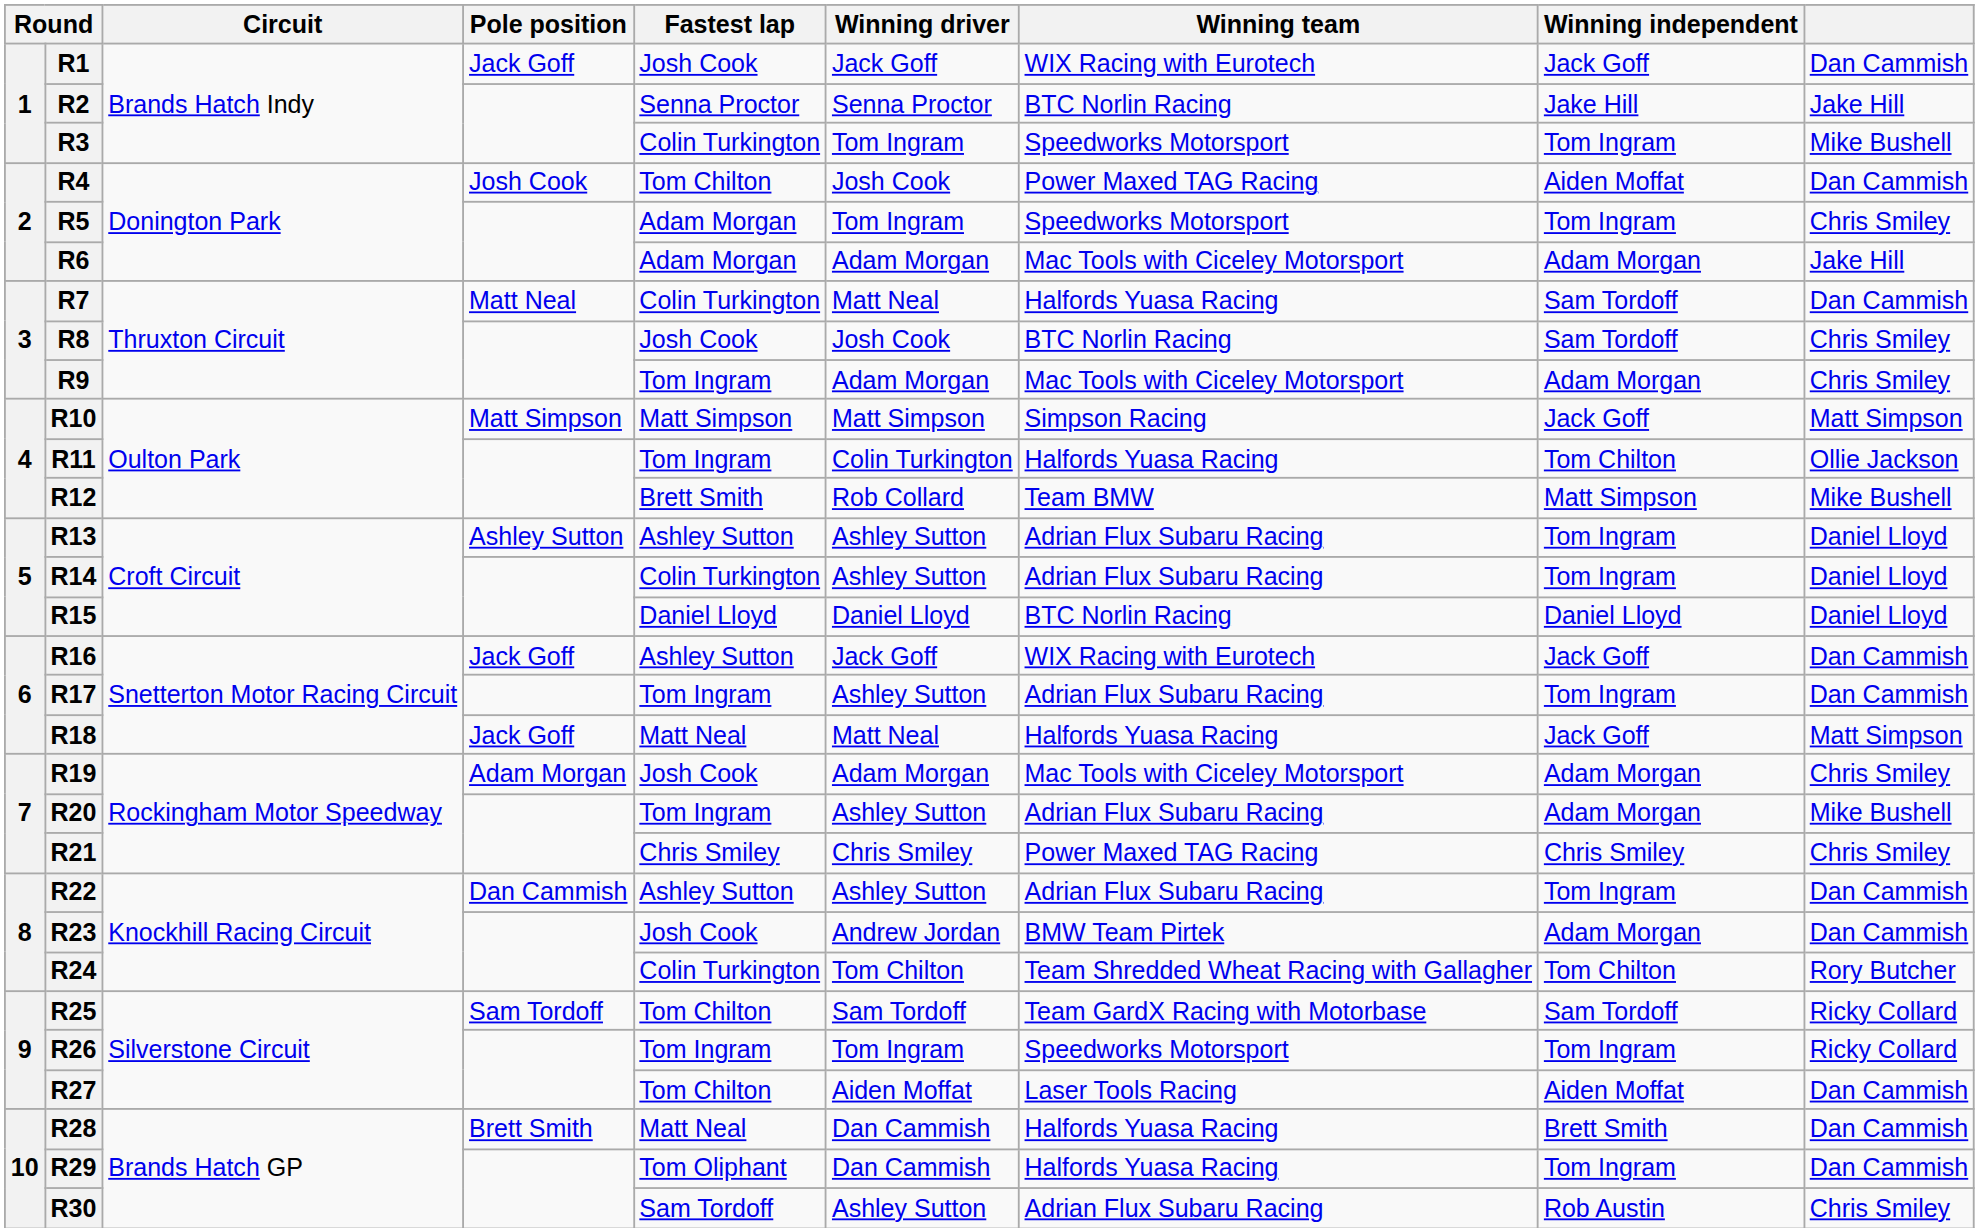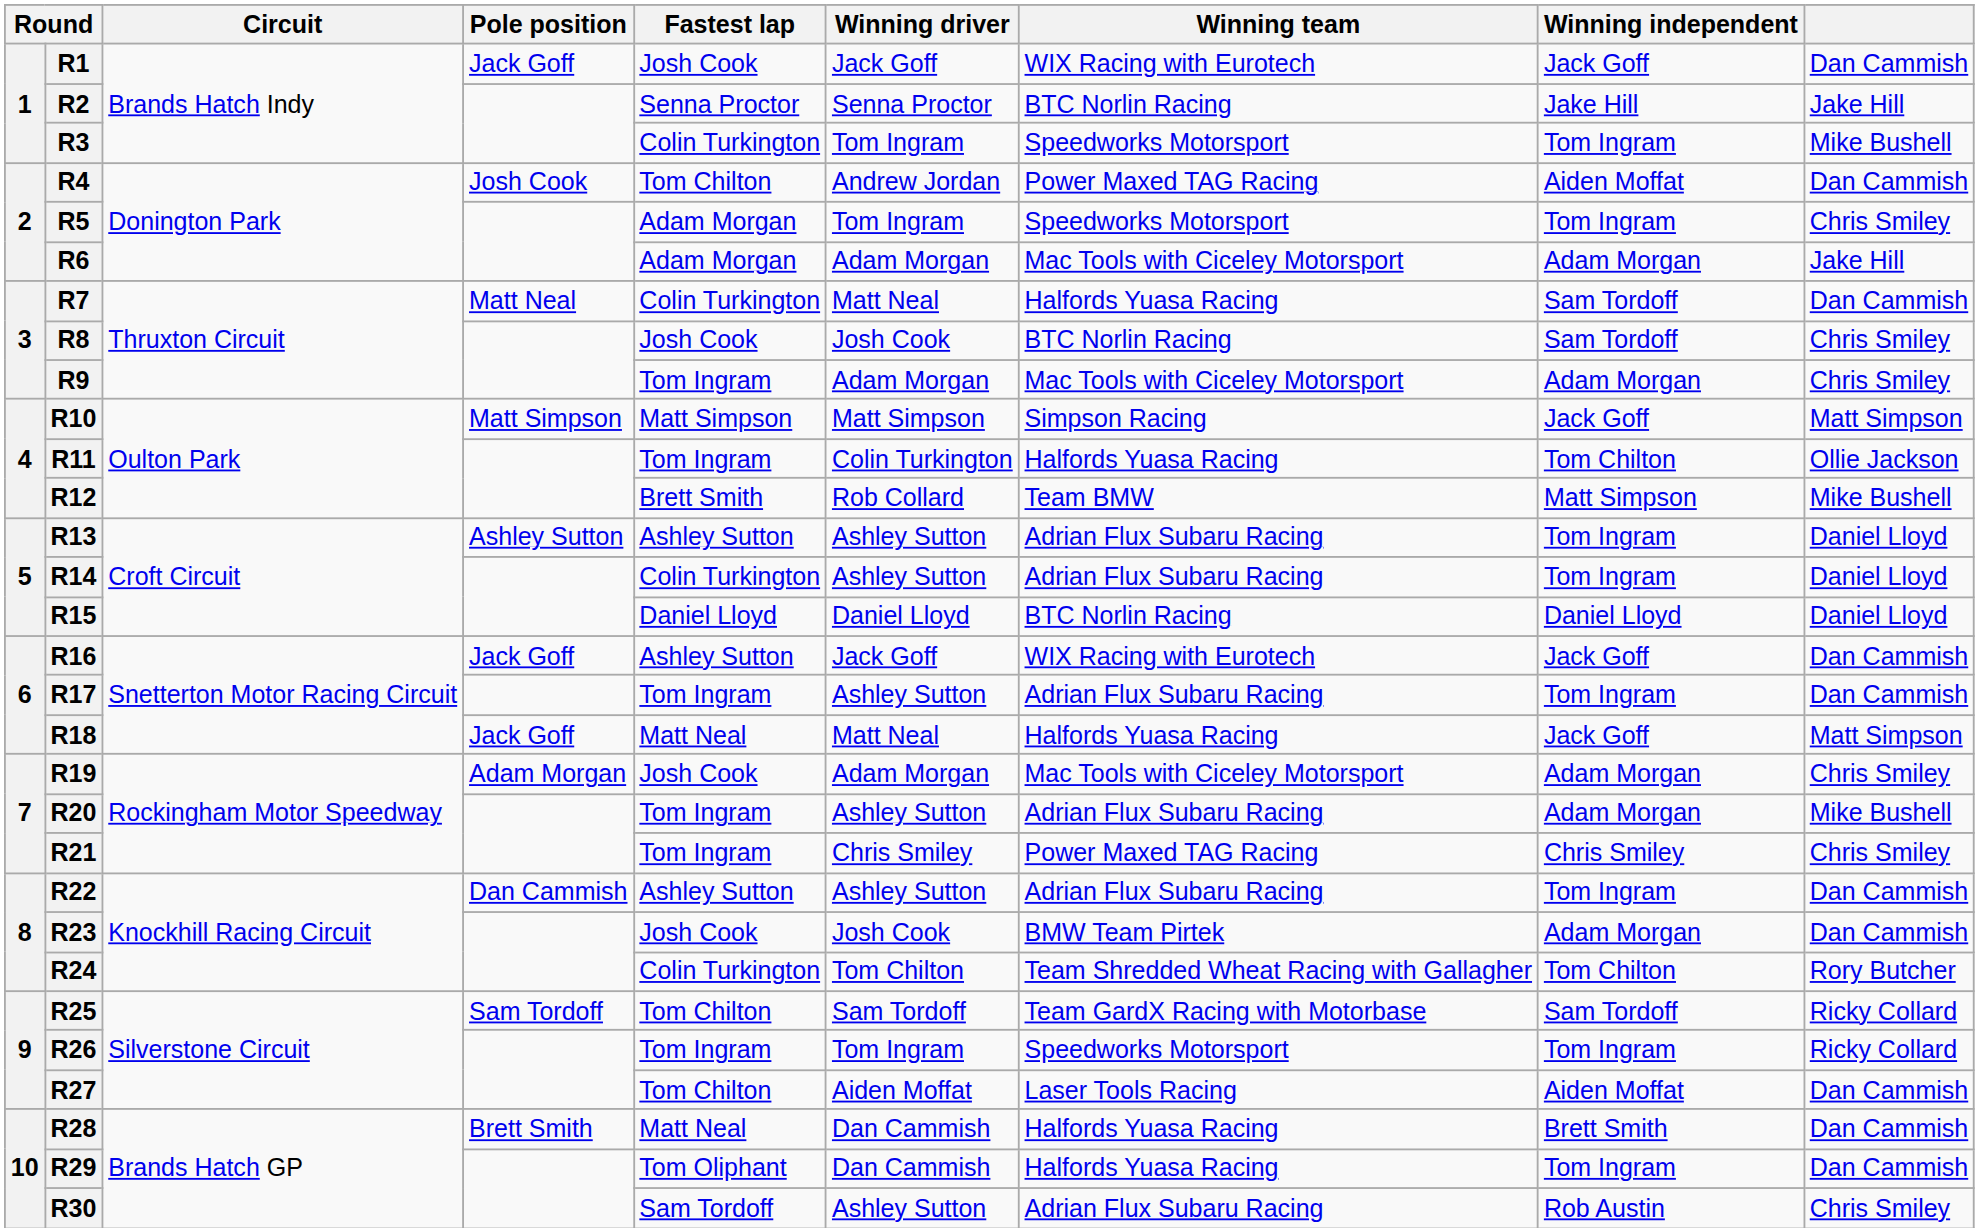(891, 182) Josh Cook -> (916, 182) Andrew Jordan
(710, 853) Chris Smiley -> (705, 853) Tom Ingram
(916, 931) Andrew Jordan -> (891, 931) Josh Cook
